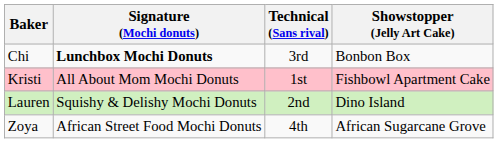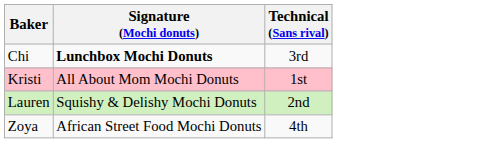- column: (413, 24)
